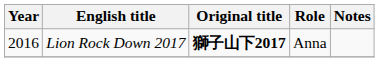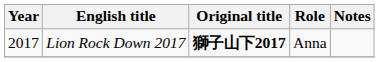(24, 42) 2016 -> (24, 42) 2017
